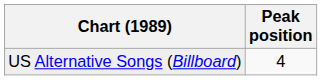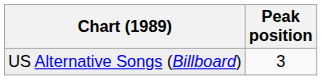(281, 61) 4 -> (281, 61) 3
